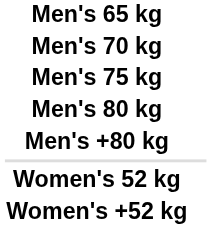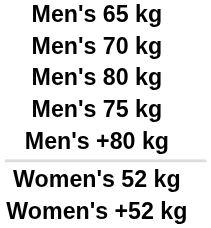rows swapped: (97, 77) <-> (97, 109)
